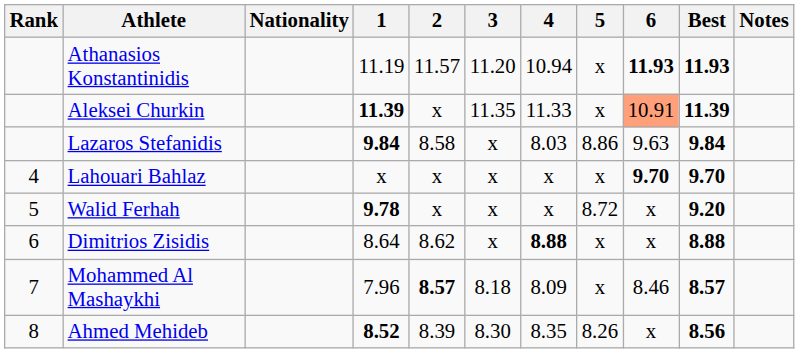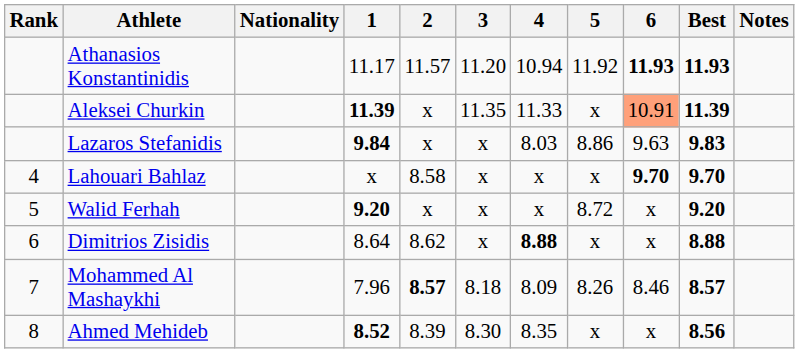(381, 65) 11.19 -> (372, 65) 11.17
(600, 65) x -> (595, 65) 11.92
(437, 143) 8.58 -> (427, 143) x
(707, 143) 9.84 -> (707, 143) 9.83
(437, 176) x -> (427, 176) 8.58
(381, 209) 9.78 -> (372, 209) 9.20
(600, 287) x -> (595, 287) 8.26
(600, 331) 8.26 -> (595, 331) x
